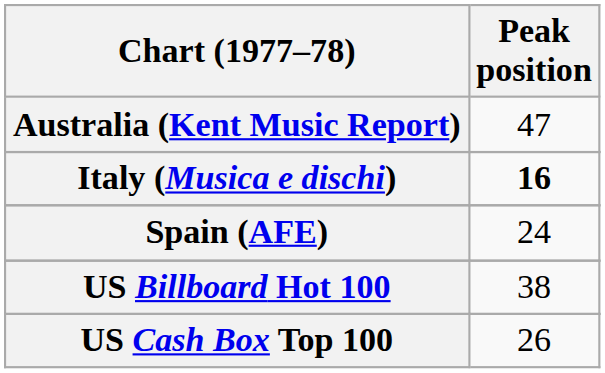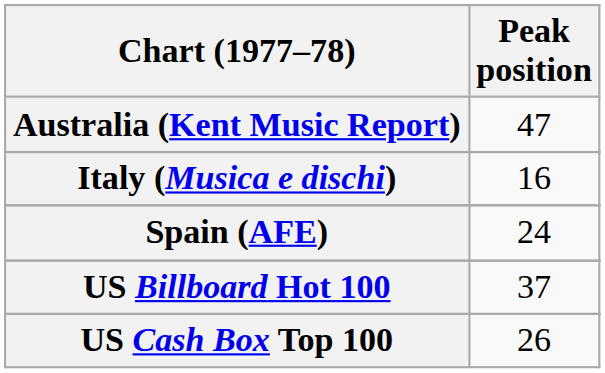(534, 177) bold -> (534, 177) normal
(534, 286) 38 -> (534, 286) 37
